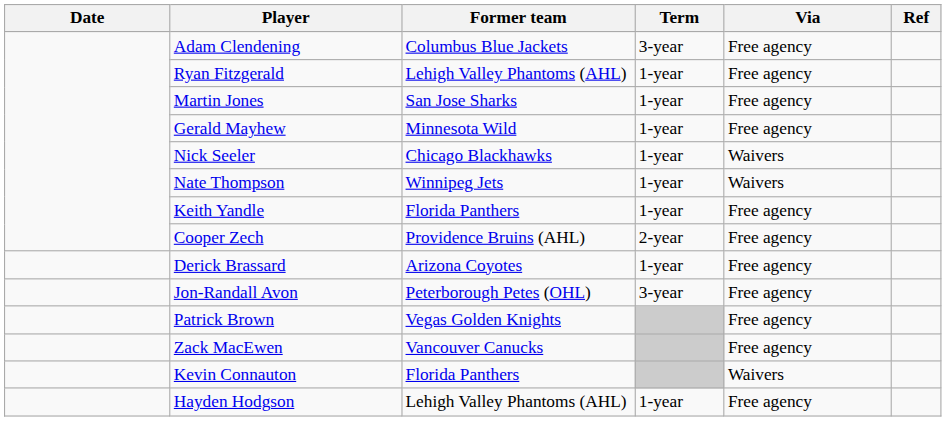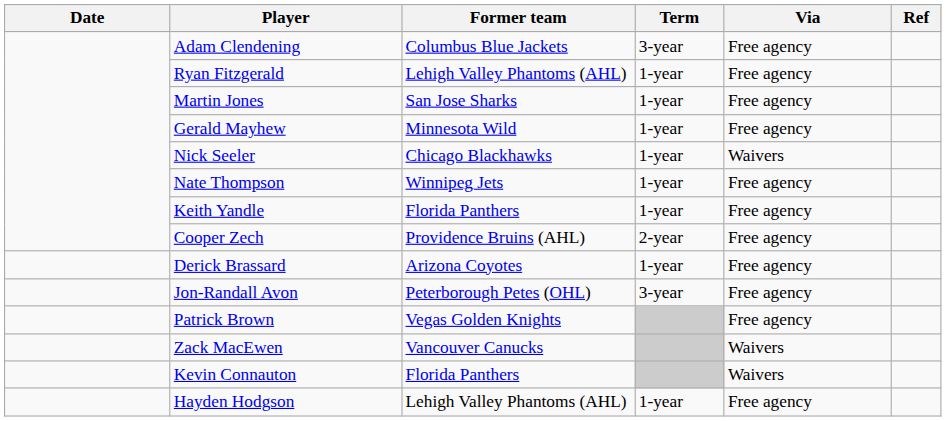(756, 182) Waivers -> (770, 182) Free agency
(770, 347) Free agency -> (756, 347) Waivers
